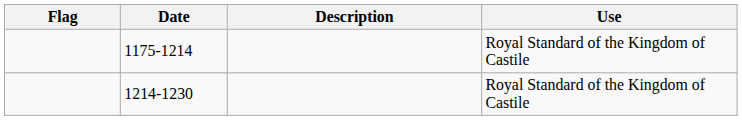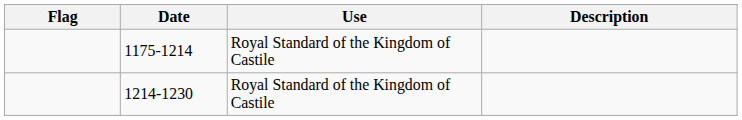columns swapped: (609, 17) <-> (354, 17)
